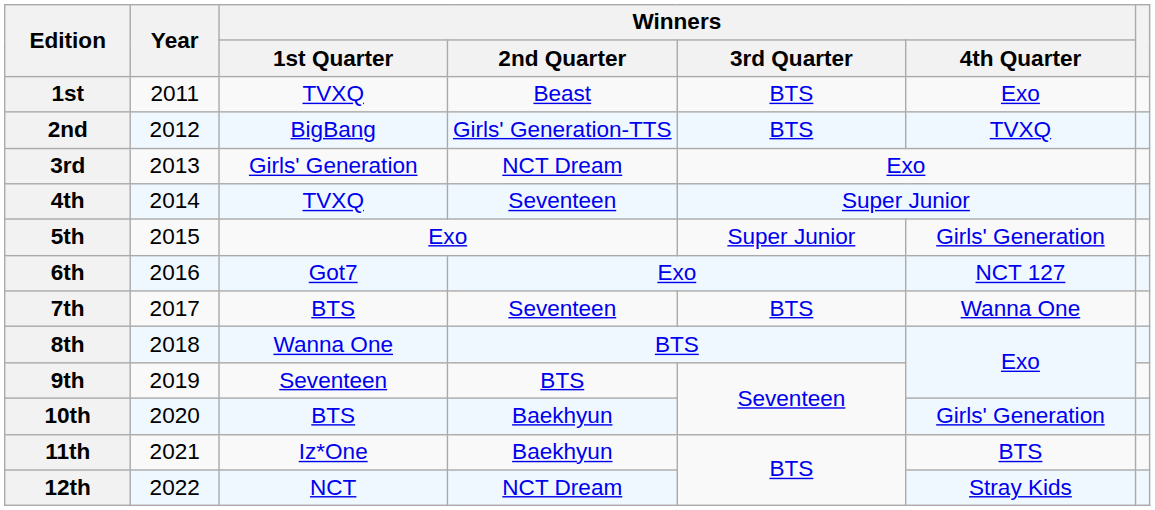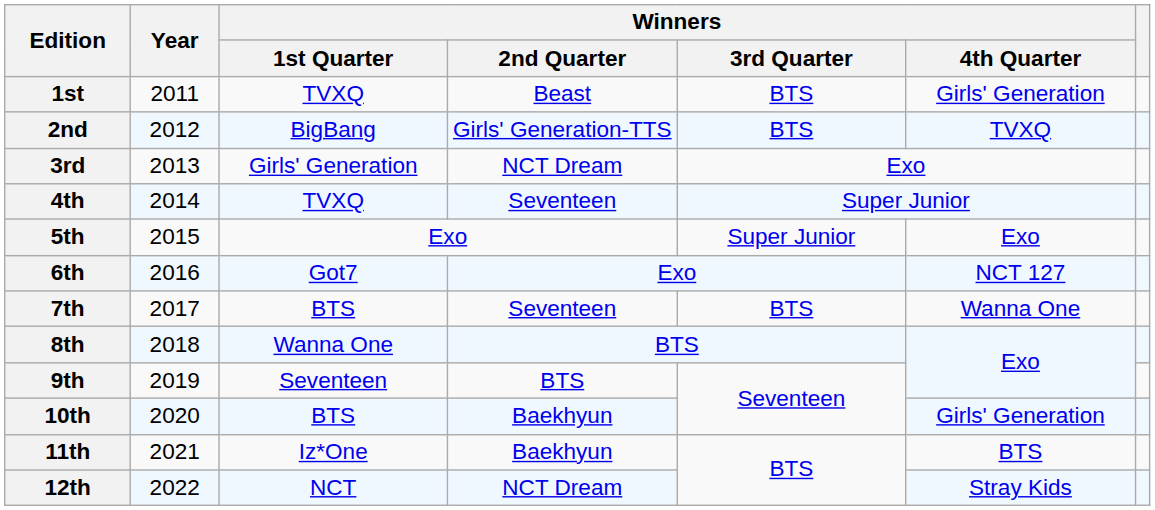(1020, 93) Exo -> (1020, 93) Girls' Generation
(1020, 237) Girls' Generation -> (1020, 237) Exo
